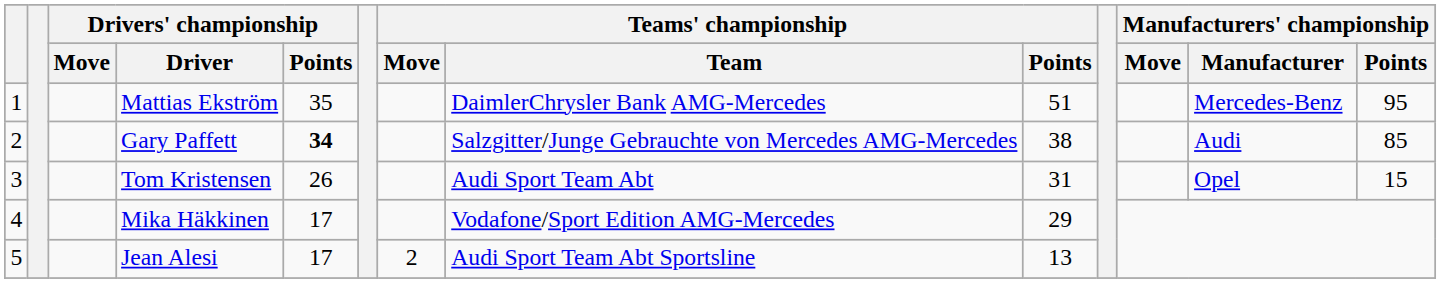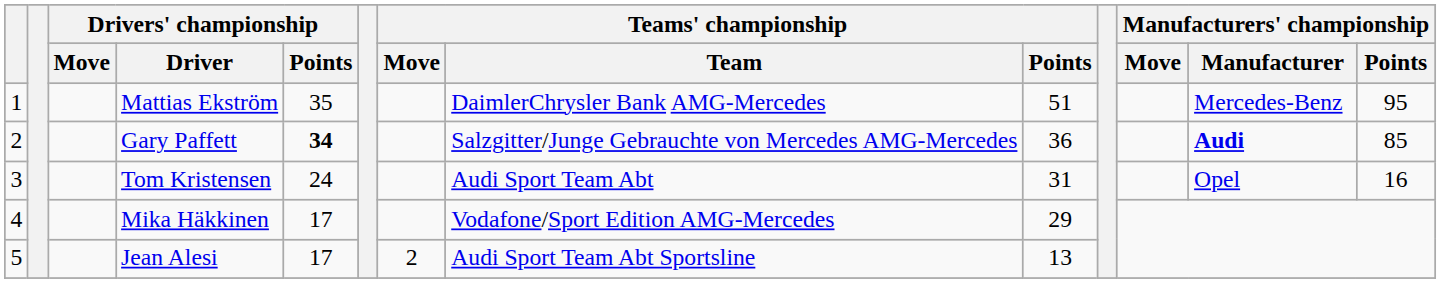(1060, 140) 38 -> (1060, 140) 36
(1218, 140) normal -> (1219, 140) bold
(321, 179) 26 -> (321, 179) 24
(1396, 179) 15 -> (1396, 179) 16
